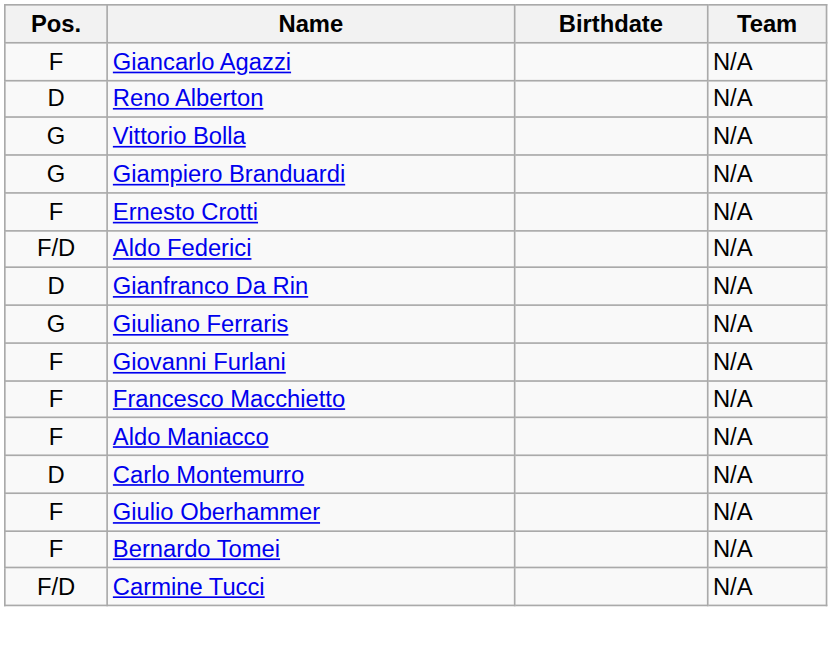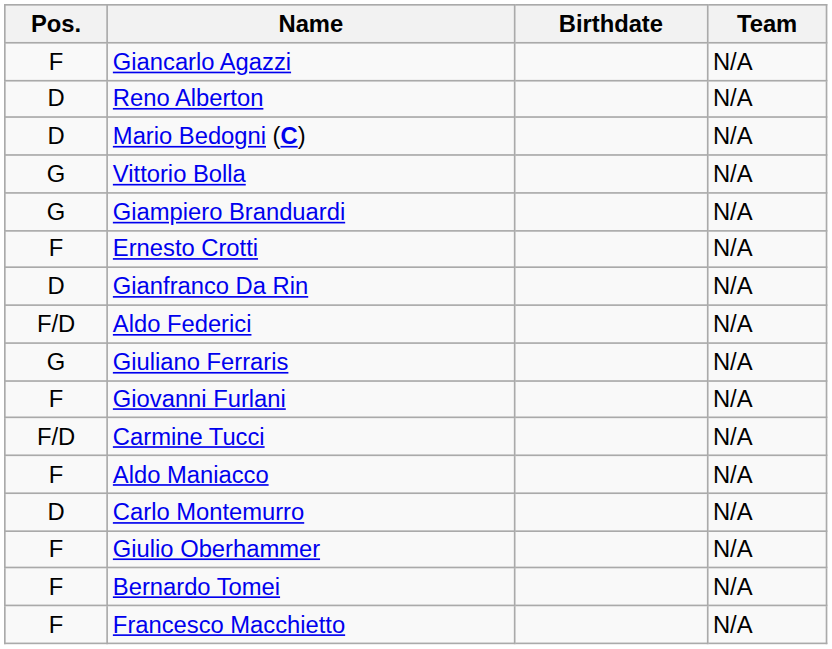+ row: (209, 137)
rows swapped: (211, 287) <-> (182, 249)
rows swapped: (229, 399) <-> (189, 587)
